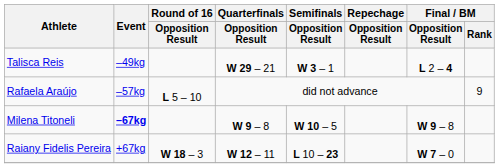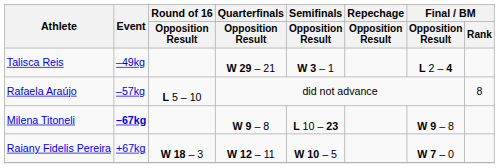(479, 92) 9 -> (479, 92) 8
(316, 126) W 10 – 5 -> (316, 126) L 10 – 23
(316, 155) L 10 – 23 -> (316, 155) W 10 – 5
